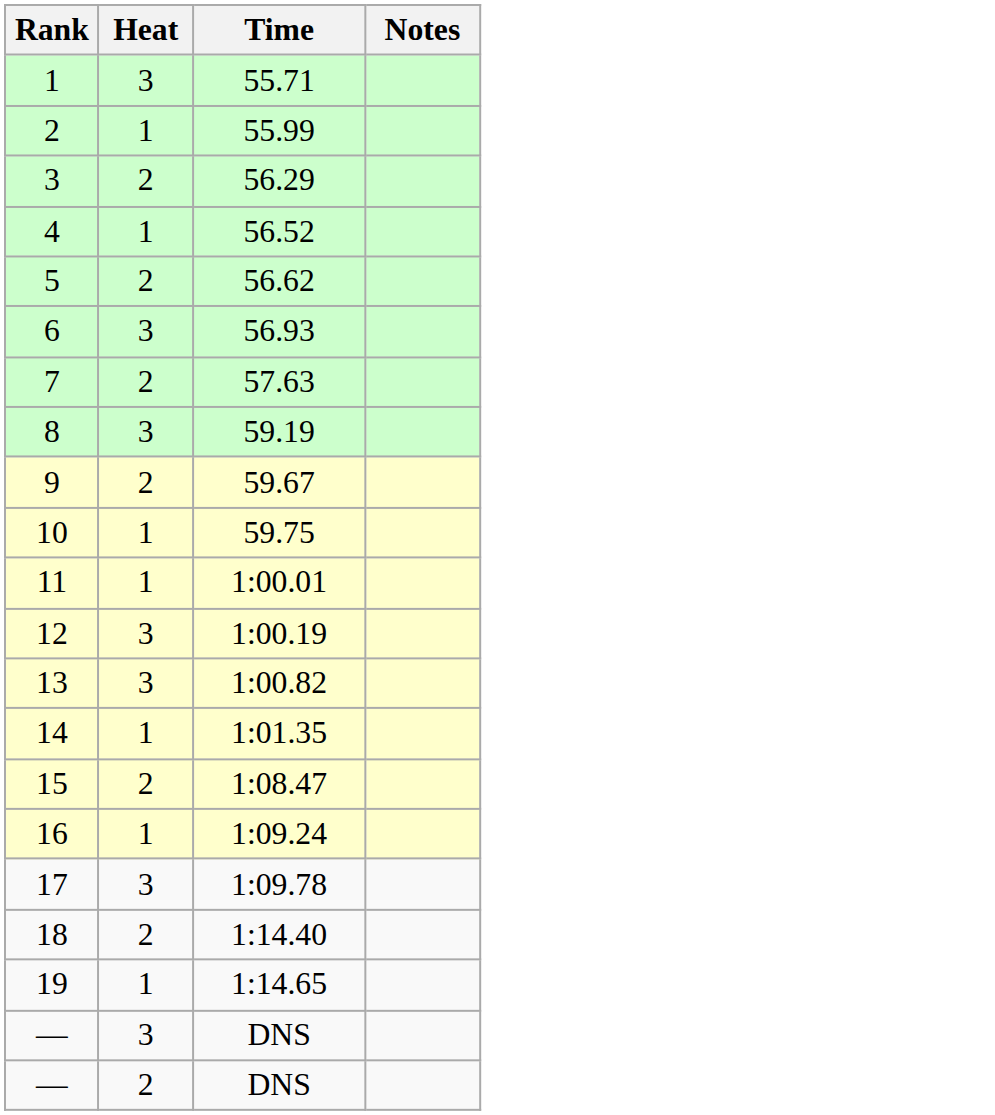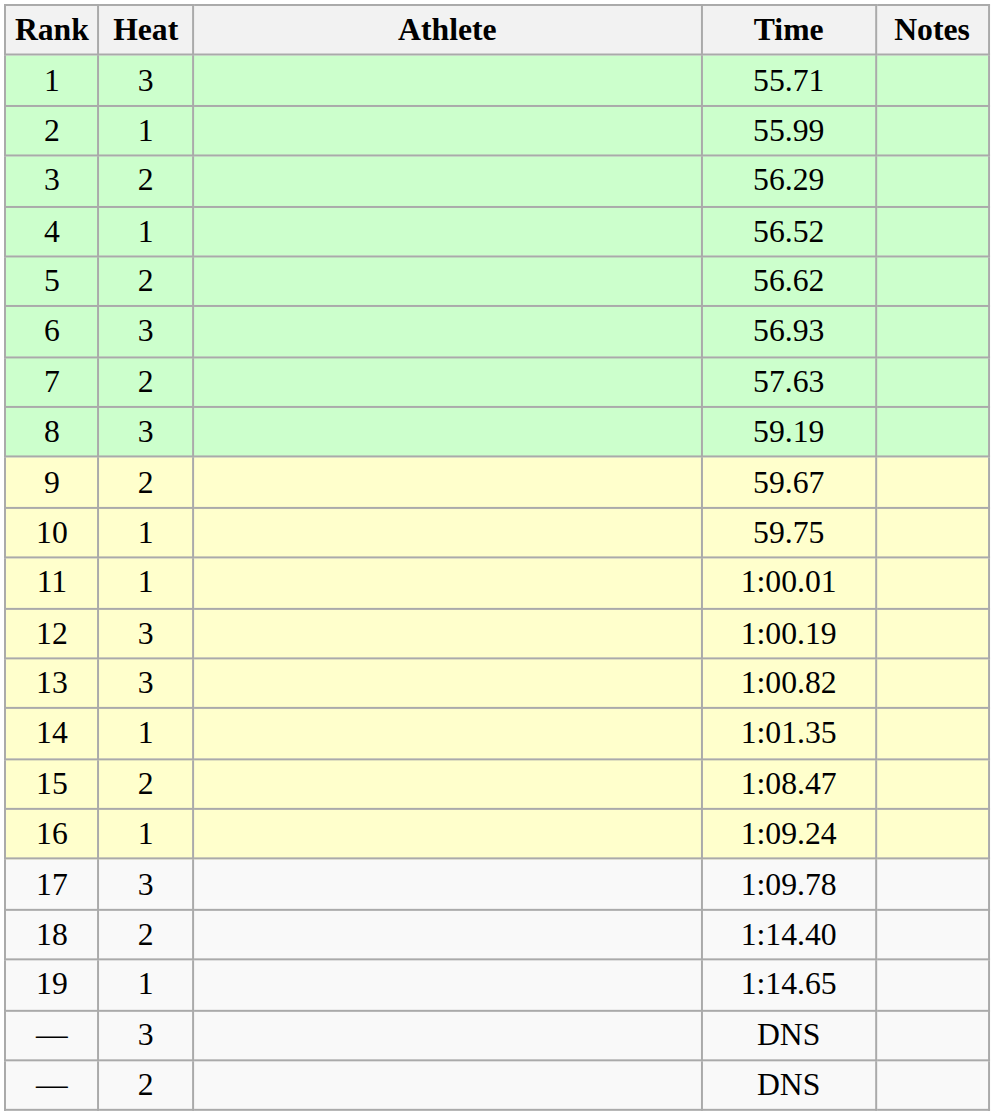+ column: (447, 29)
